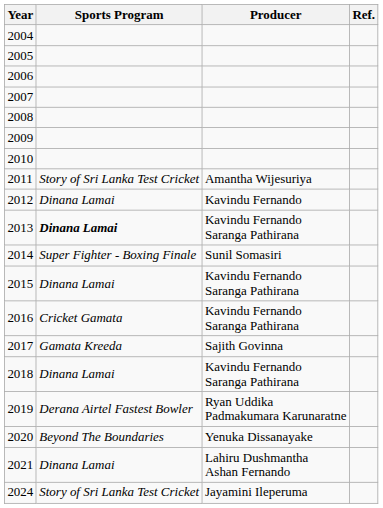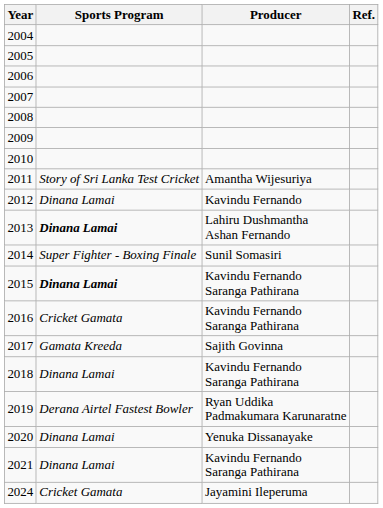(253, 227) Kavindu Fernando Saranga Pathirana -> (257, 227) Lahiru Dushmantha Ashan Fernando
(77, 283) normal -> (78, 283) bold
(102, 437) Beyond The Boundaries -> (77, 437) Dinana Lamai
(257, 464) Lahiru Dushmantha Ashan Fernando -> (253, 464) Kavindu Fernando Saranga Pathirana
(119, 492) Story of Sri Lanka Test Cricket -> (81, 492) Cricket Gamata
